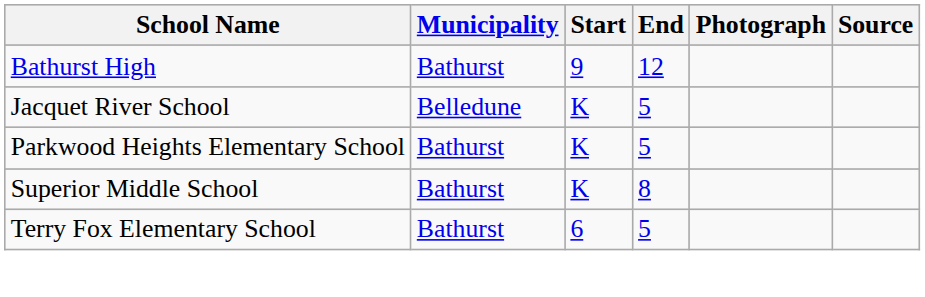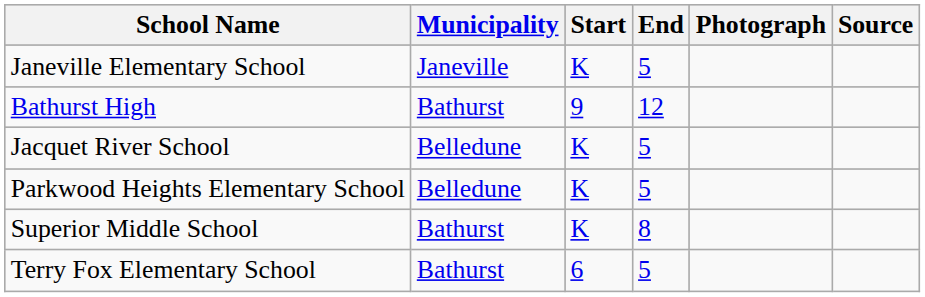+ row: (158, 65)
(460, 147) Bathurst -> (469, 188) Belledune
